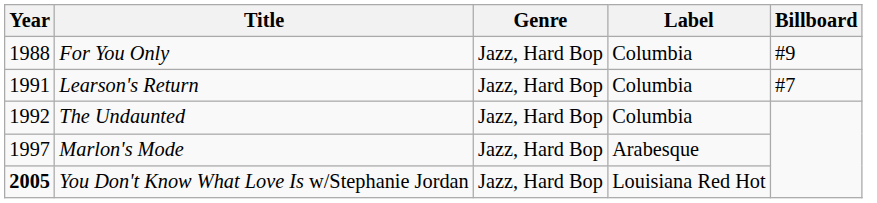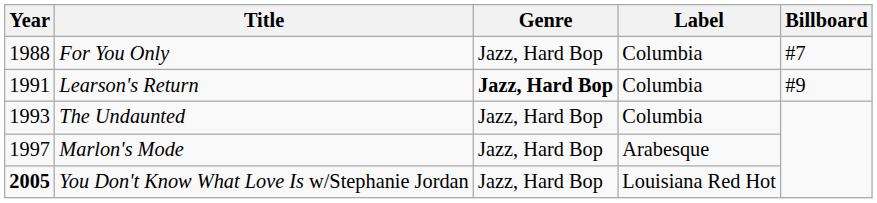(785, 52) #9 -> (795, 52) #7
(540, 85) normal -> (546, 85) bold
(785, 85) #7 -> (795, 85) #9
(30, 117) 1992 -> (30, 117) 1993
